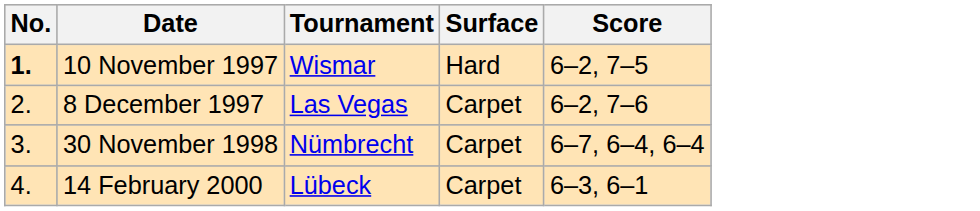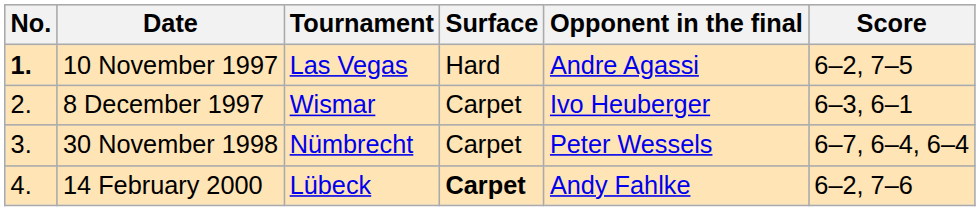+ column: (676, 24)
(333, 64) Wismar -> (349, 64) Las Vegas
(349, 104) Las Vegas -> (333, 104) Wismar
(599, 104) 6–2, 7–6 -> (864, 104) 6–3, 6–1
(483, 184) normal -> (486, 184) bold
(599, 184) 6–3, 6–1 -> (864, 184) 6–2, 7–6
